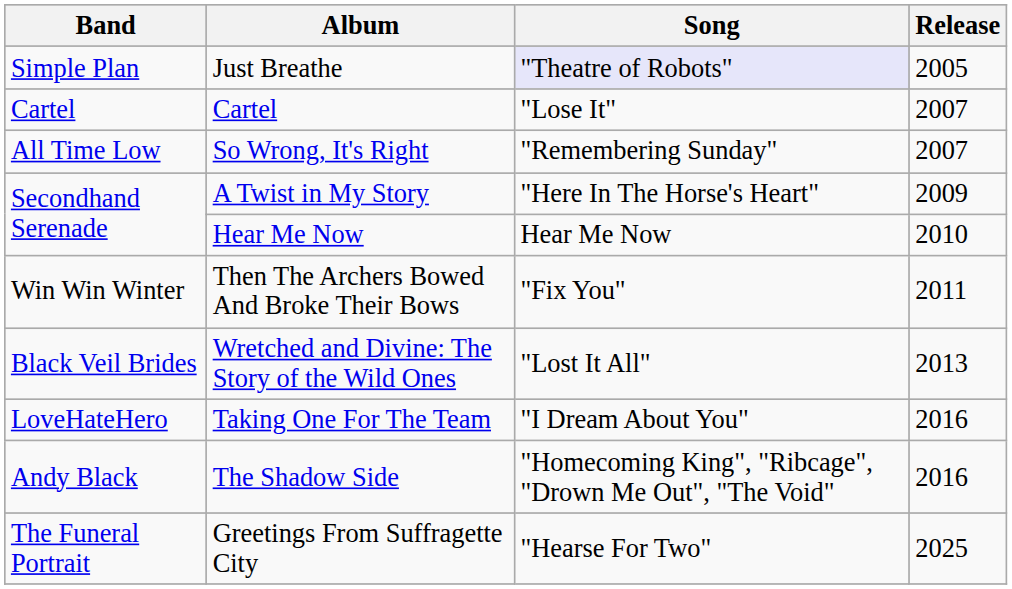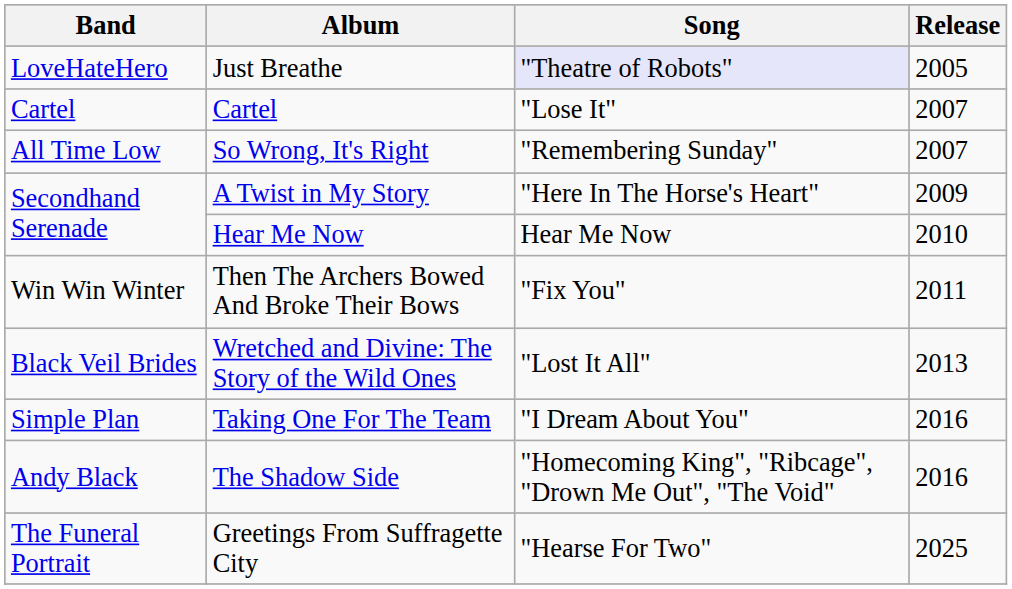(75, 67) Simple Plan -> (89, 67) LoveHateHero
(89, 419) LoveHateHero -> (75, 419) Simple Plan
